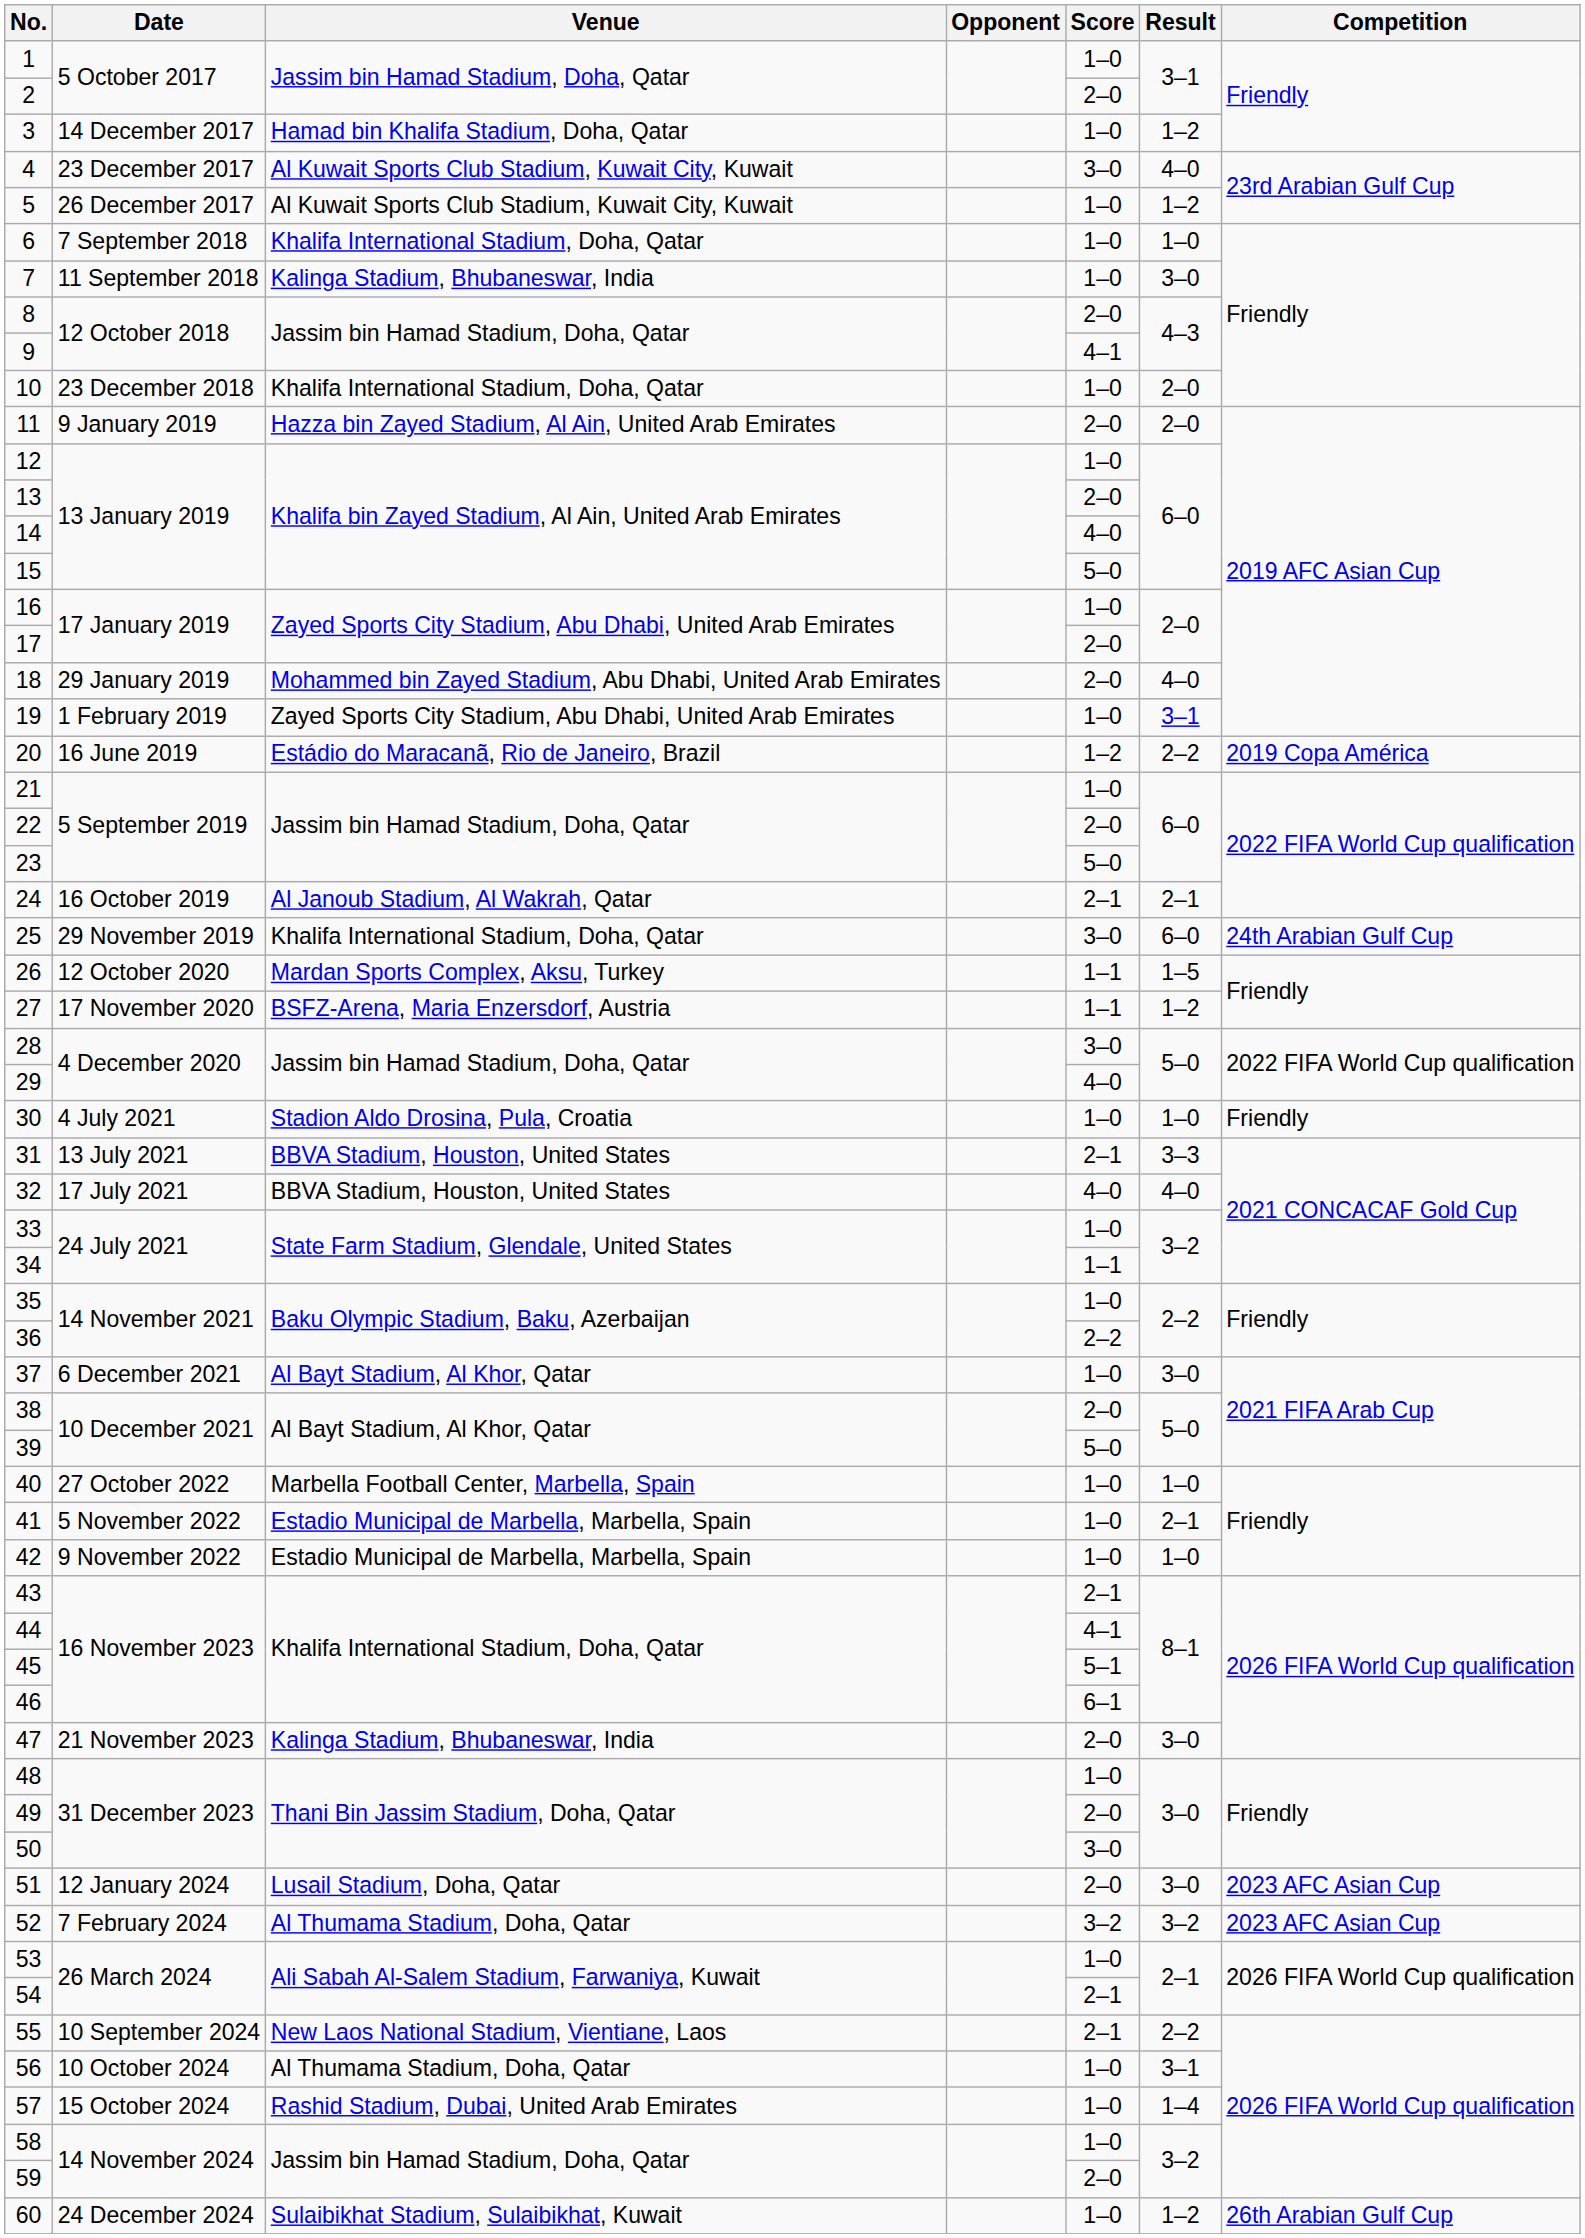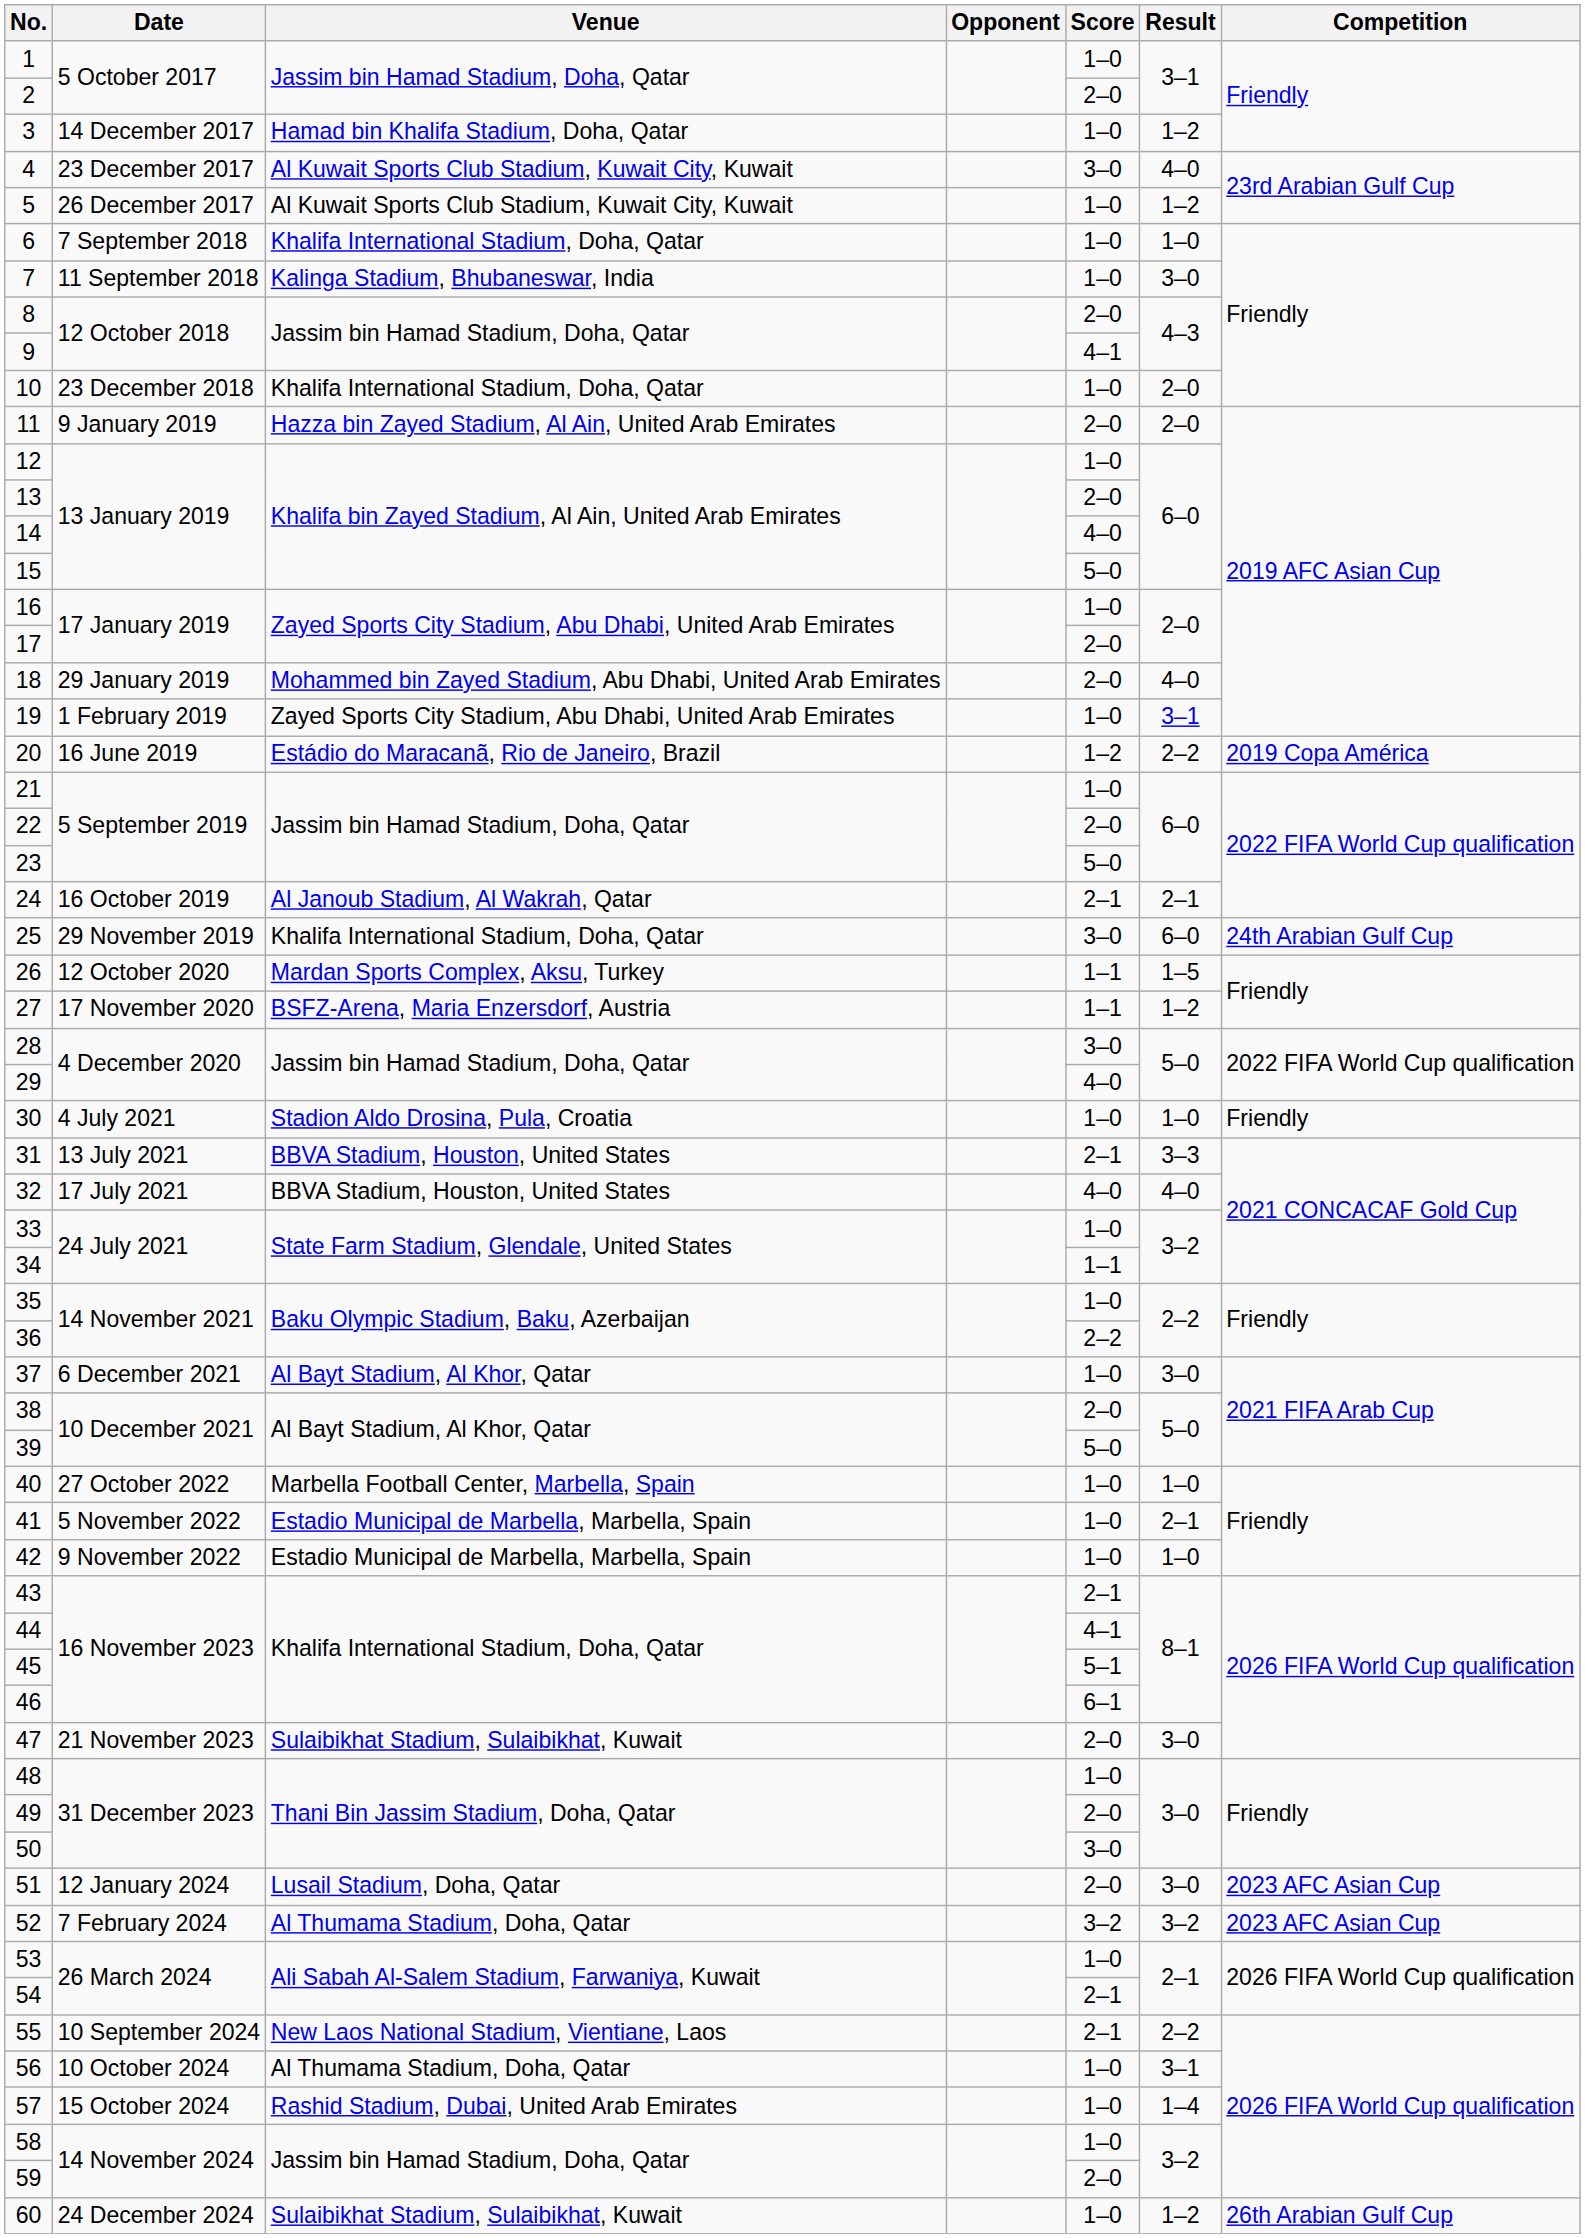(462, 1740) Kalinga Stadium, Bhubaneswar, India -> (476, 1740) Sulaibikhat Stadium, Sulaibikhat, Kuwait
